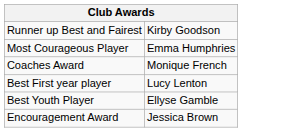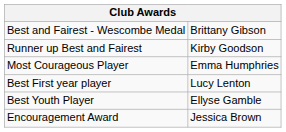+ row: (96, 30)
- row: (45, 65)
